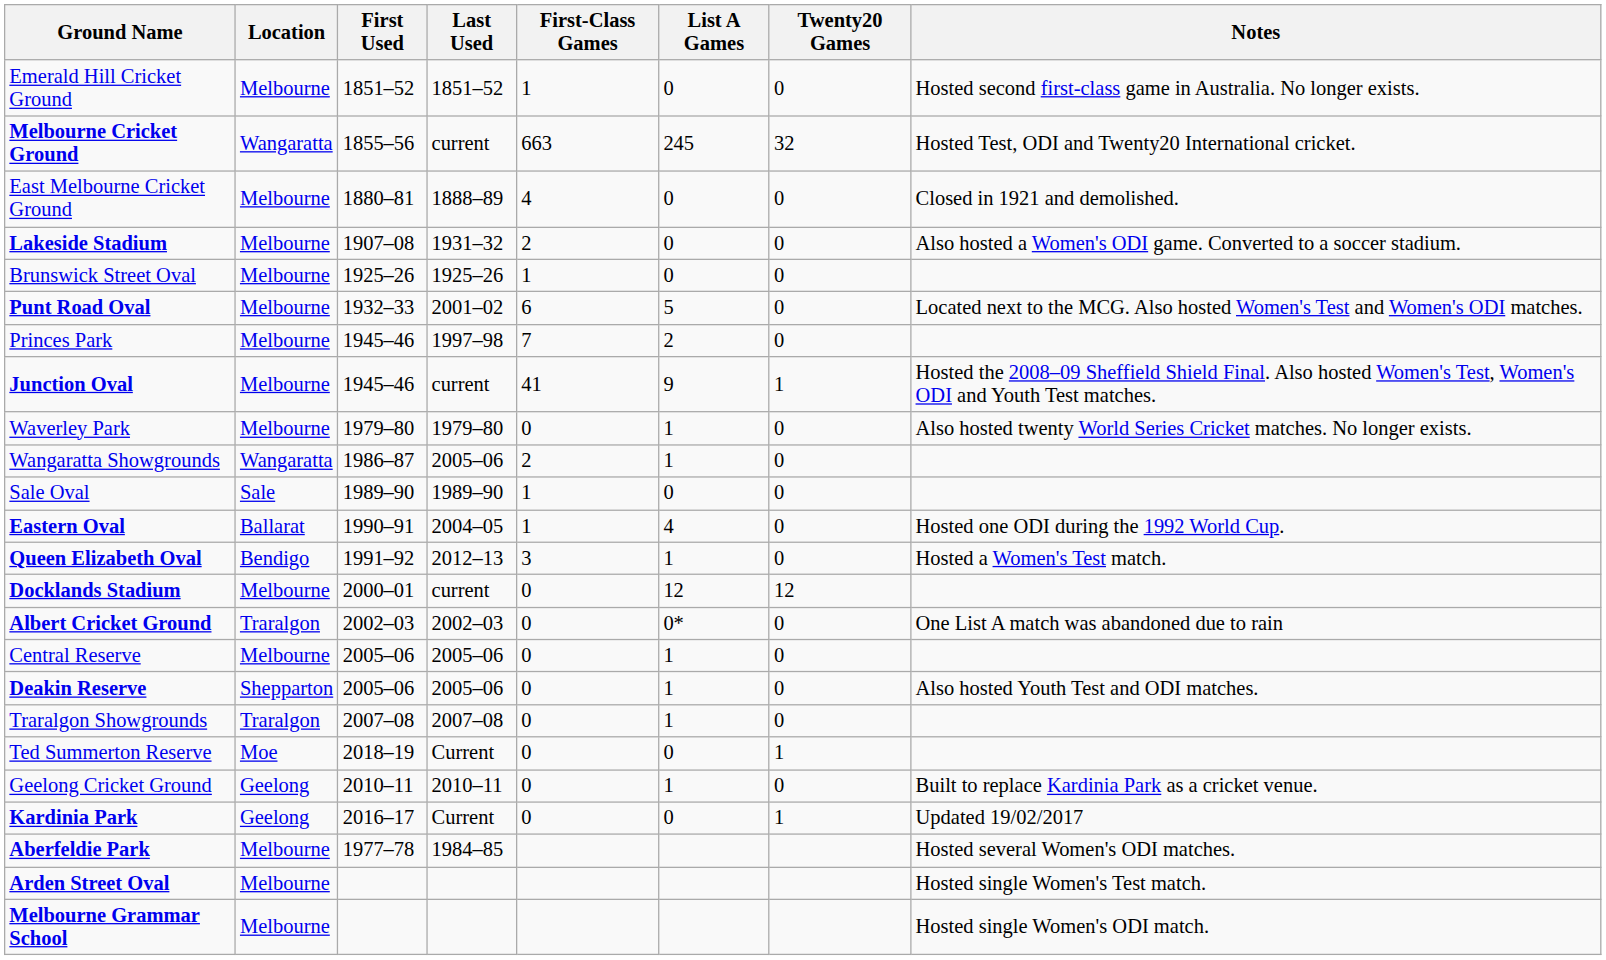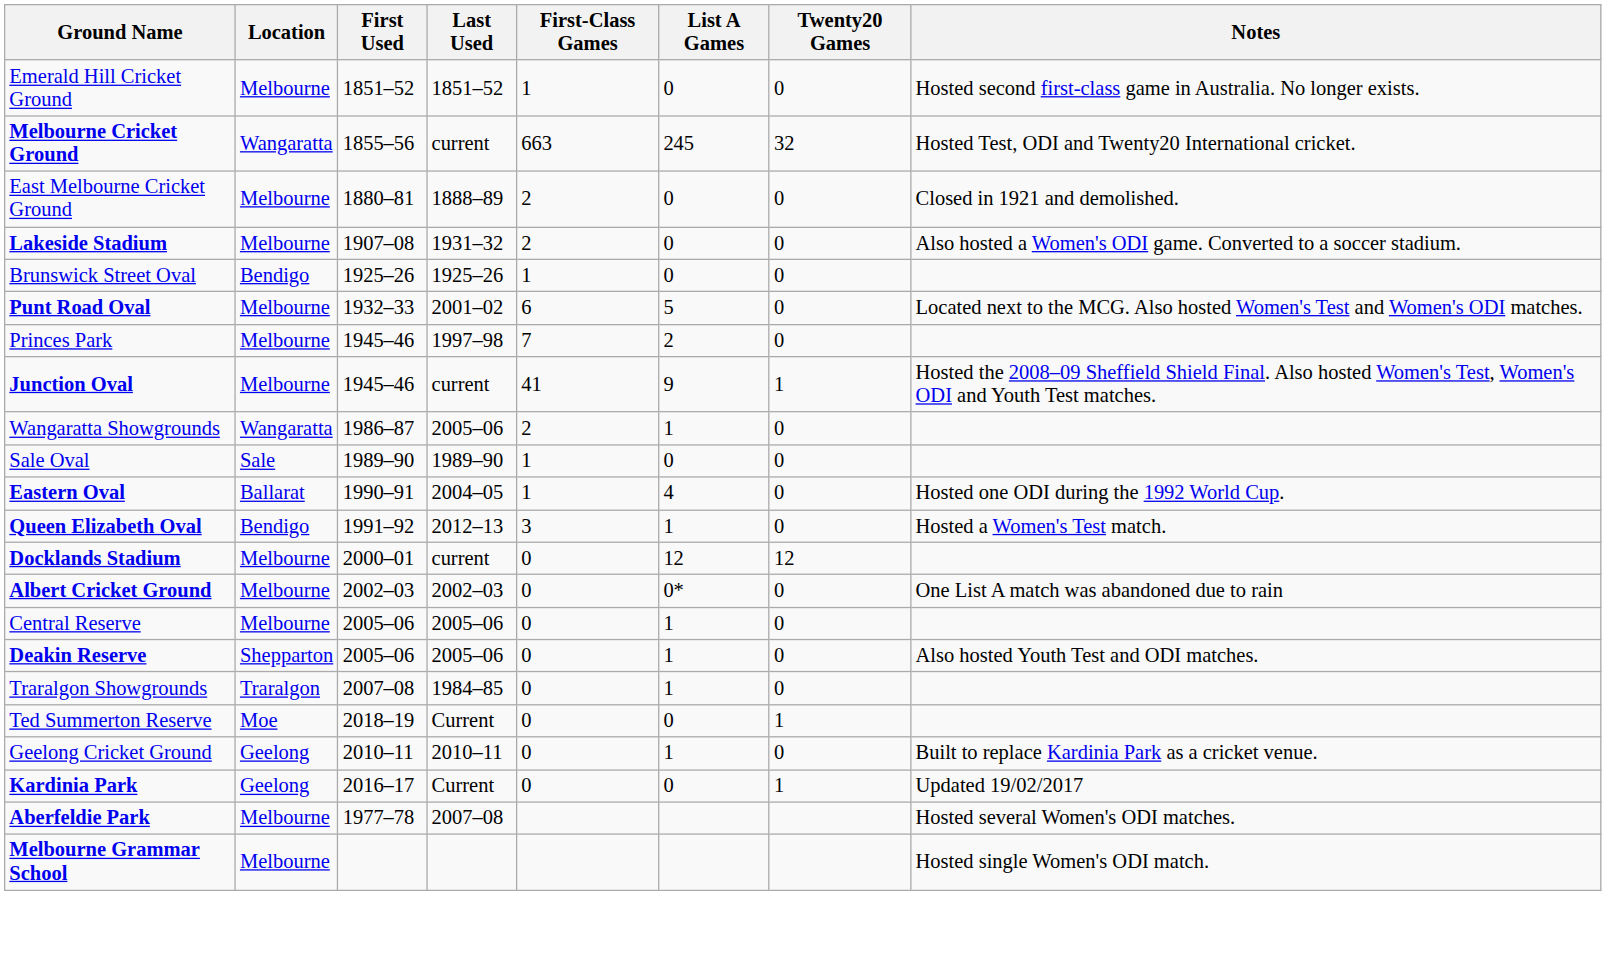(526, 198) 4 -> (526, 198) 2
(285, 275) Melbourne -> (275, 275) Bendigo
- row: (70, 428)
(280, 623) Traralgon -> (285, 590) Melbourne
(467, 720) 2007–08 -> (467, 688) 1984–85
(467, 850) 1984–85 -> (467, 818) 2007–08
- row: (89, 882)
